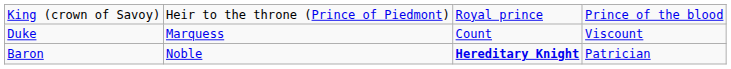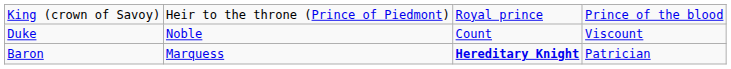(195, 34) Marquess -> (184, 34) Noble
(184, 54) Noble -> (195, 54) Marquess
